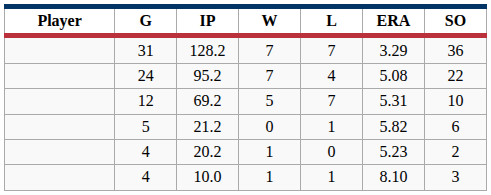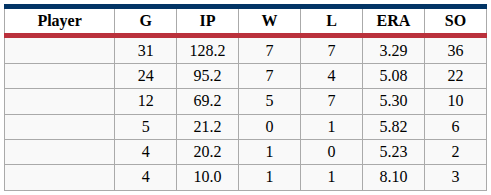(393, 101) 5.31 -> (393, 101) 5.30
